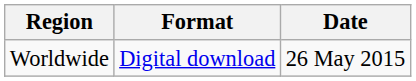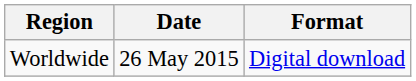columns swapped: (345, 22) <-> (197, 22)
